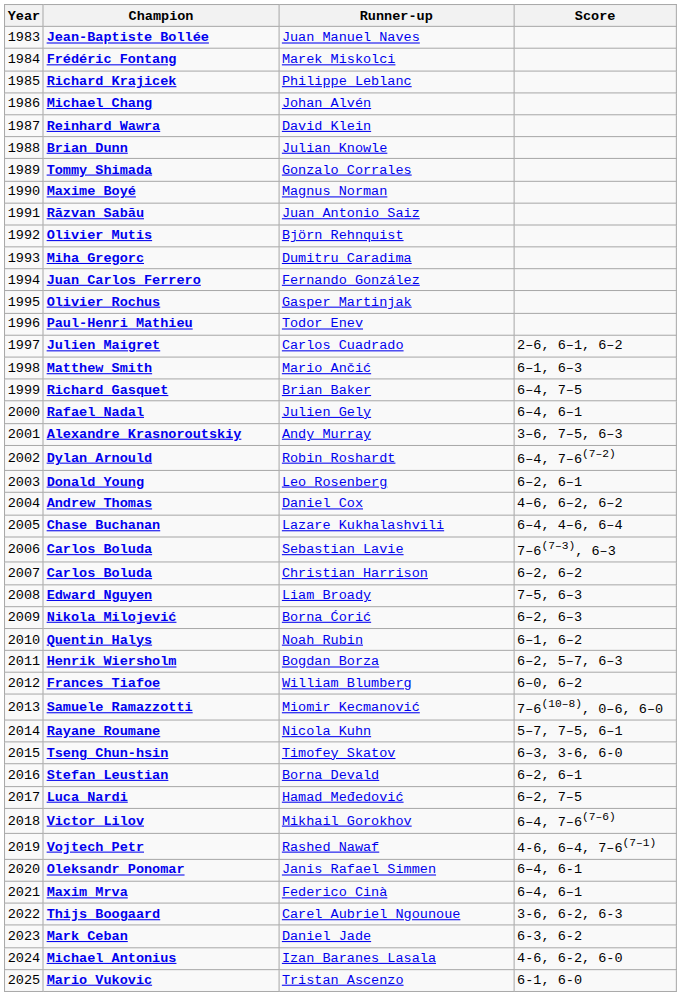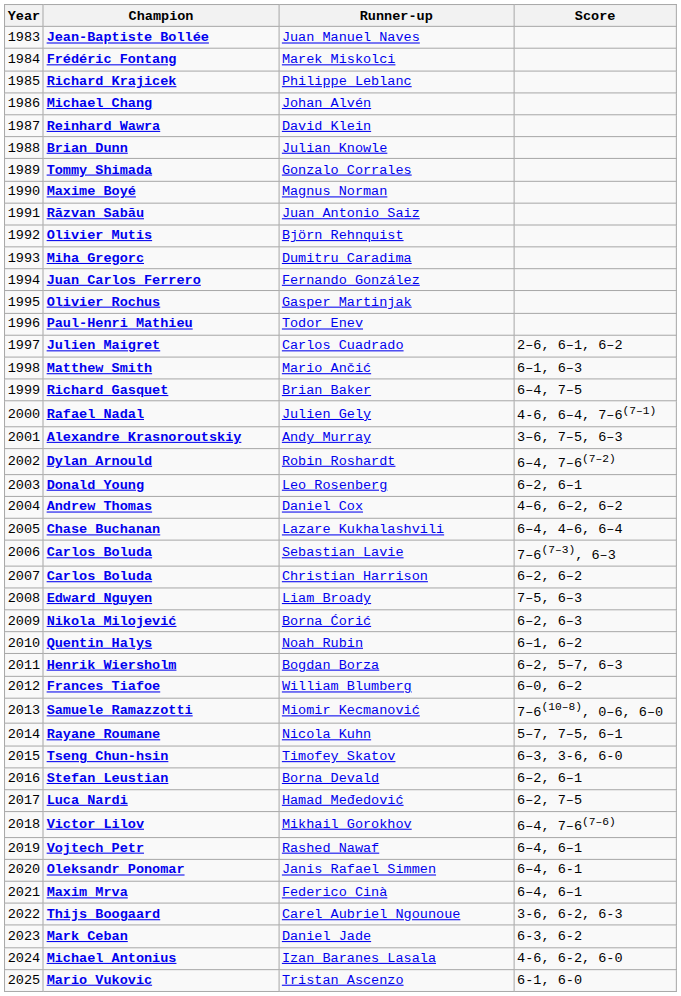(550, 412) 6–4, 6–1 -> (587, 414) 4-6, 6–4, 7–6(7–1)
(587, 846) 4-6, 6–4, 7–6(7–1) -> (550, 848) 6–4, 6–1
